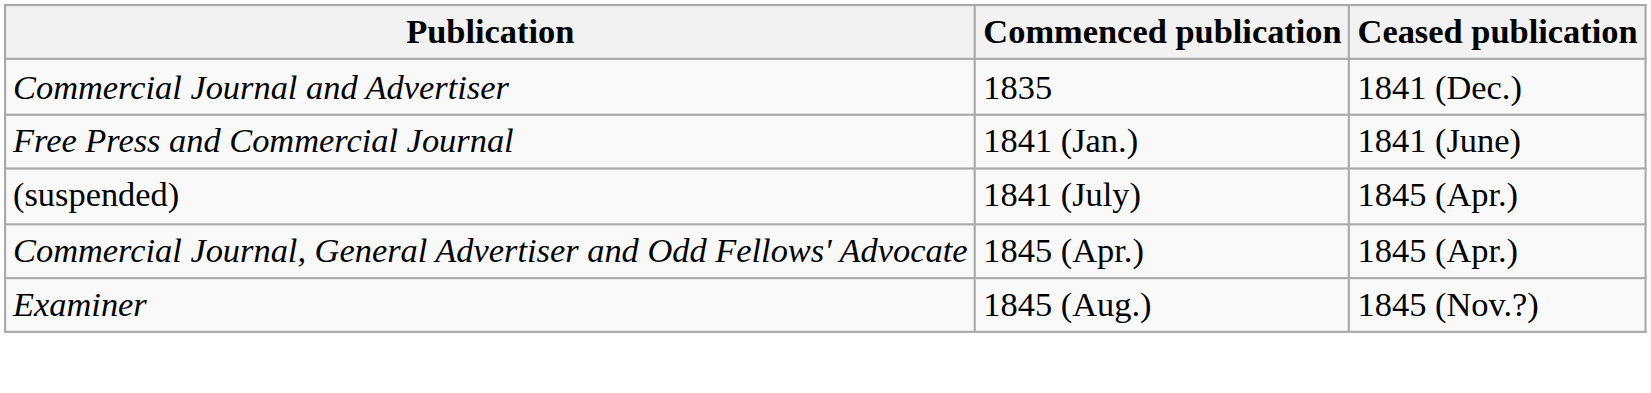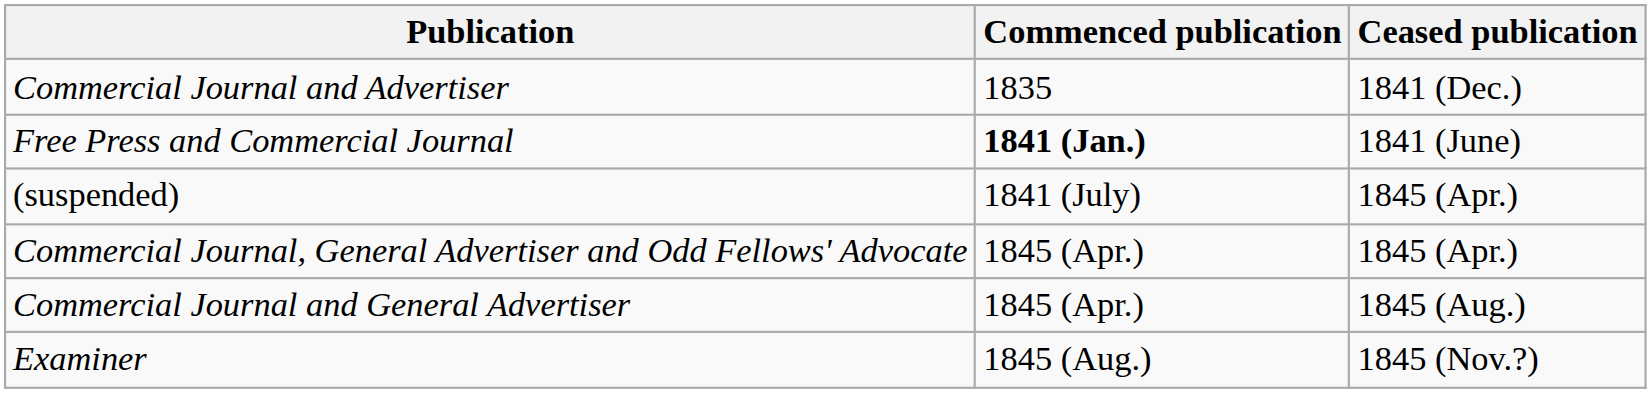(1061, 140) normal -> (1065, 140) bold
+ row: (322, 304)
